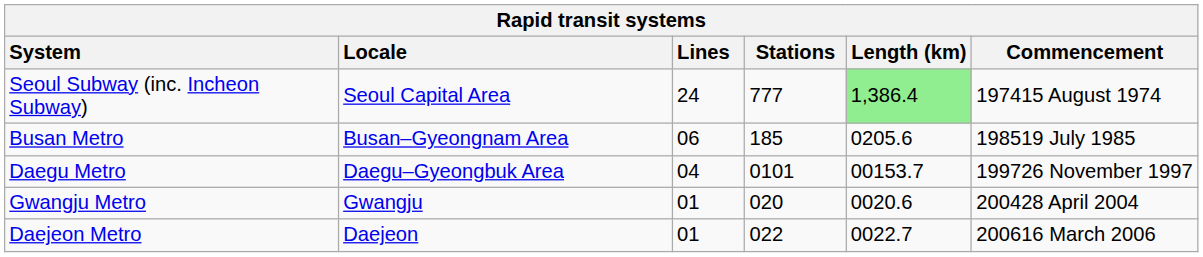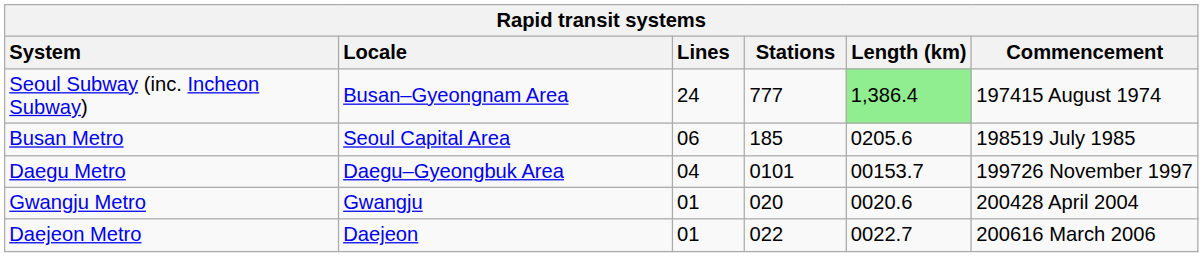(427, 95) Seoul Capital Area -> (456, 95) Busan–Gyeongnam Area
(456, 139) Busan–Gyeongnam Area -> (427, 139) Seoul Capital Area
